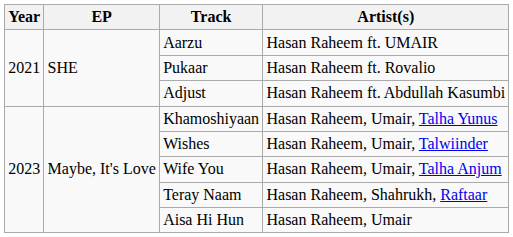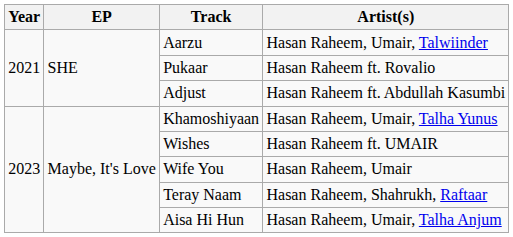(352, 42) Hasan Raheem ft. UMAIR -> (377, 42) Hasan Raheem, Umair, Talwiinder
(377, 144) Hasan Raheem, Umair, Talwiinder -> (352, 144) Hasan Raheem ft. UMAIR
(384, 169) Hasan Raheem, Umair, Talha Anjum -> (339, 169) Hasan Raheem, Umair
(339, 220) Hasan Raheem, Umair -> (384, 220) Hasan Raheem, Umair, Talha Anjum
